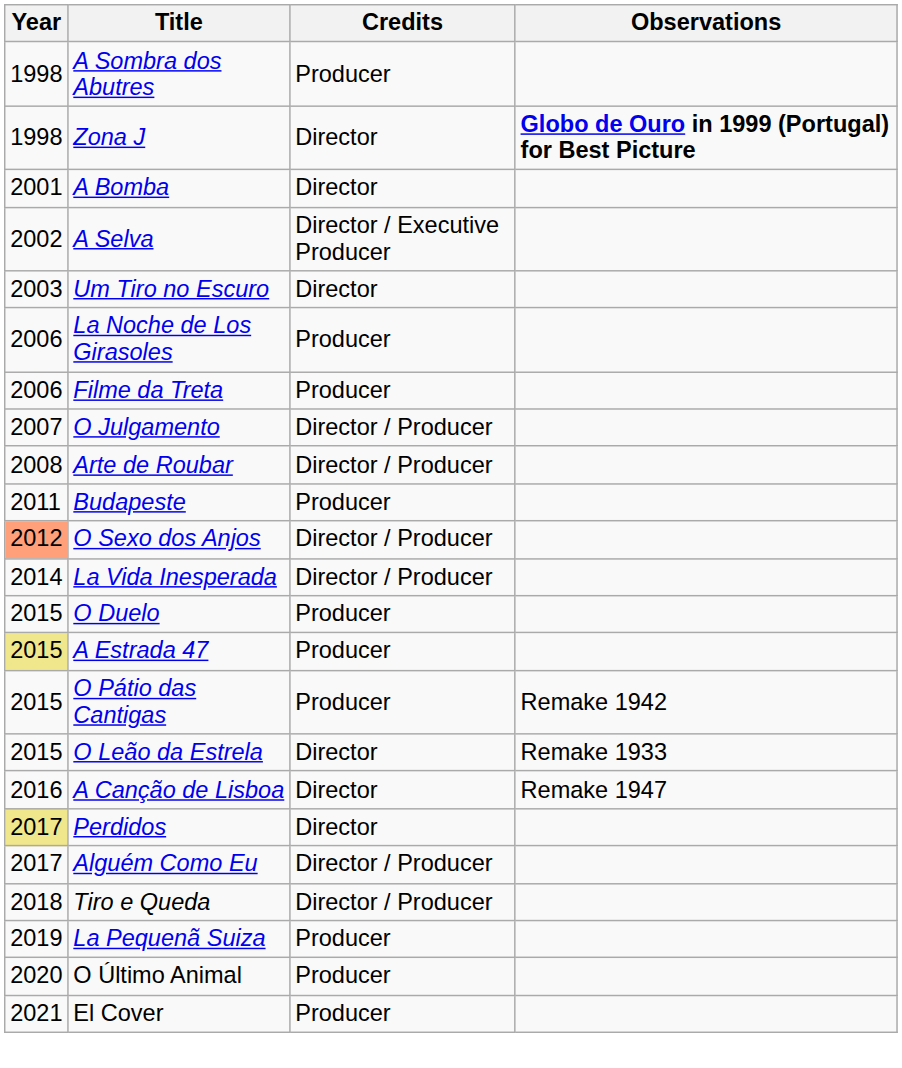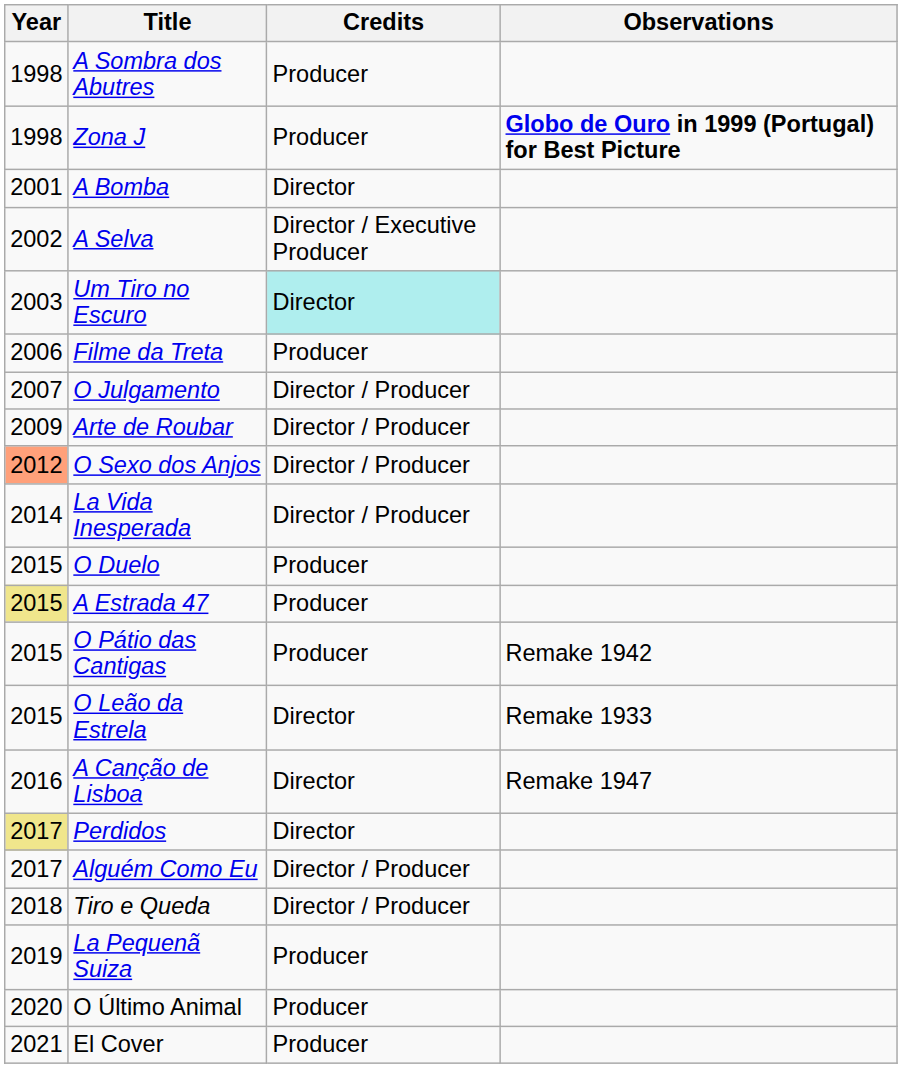(336, 137) Director -> (320, 137) Producer
(336, 289) no background -> (314, 302) paleturquoise background
- row: (162, 339)
(36, 464) 2008 -> (36, 427) 2009
- row: (130, 502)
